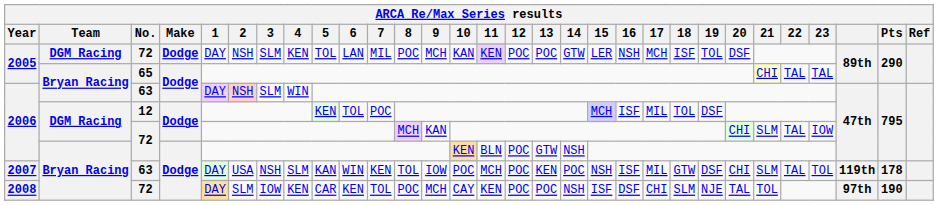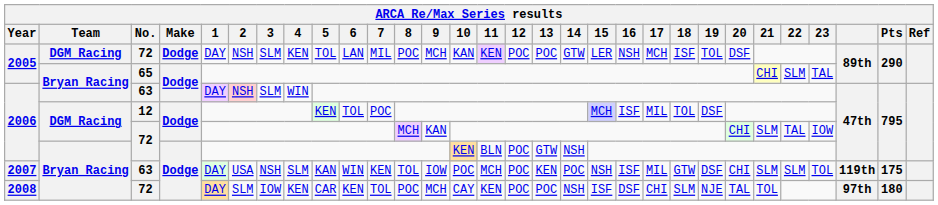(795, 73) TAL -> (795, 73) SLM
(795, 170) TAL -> (795, 170) SLM
(892, 170) 178 -> (892, 170) 175
(892, 190) 190 -> (892, 190) 180
